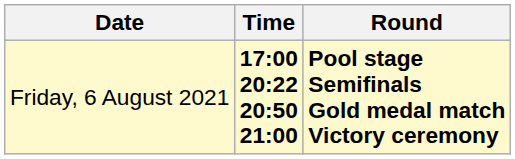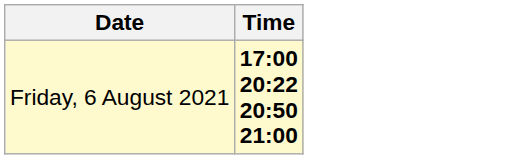- column: (407, 22)
